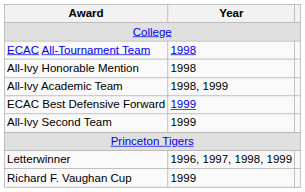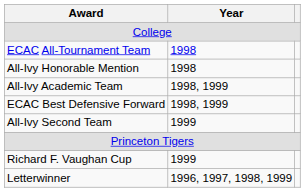(183, 104) 1999 -> (199, 104) 1998, 1999
rows swapped: (39, 159) <-> (69, 178)
